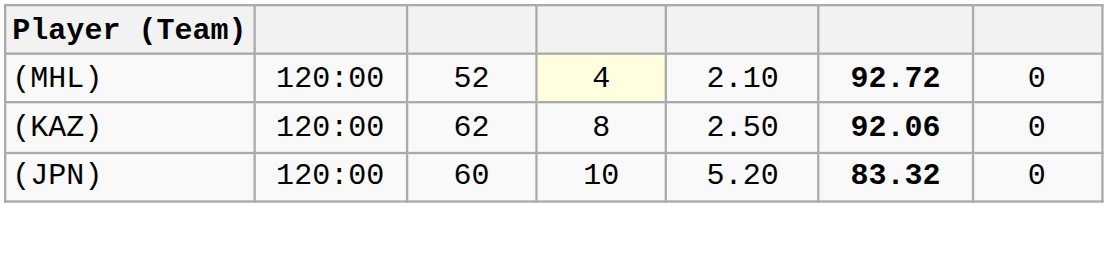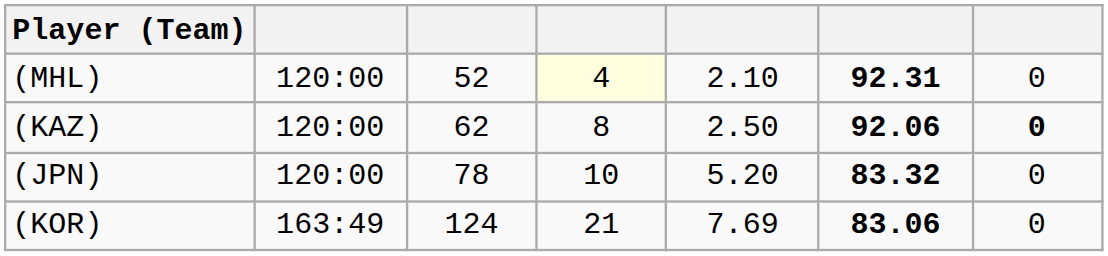(896, 79) 92.72 -> (896, 79) 92.31
(1037, 128) normal -> (1037, 128) bold
(472, 176) 60 -> (472, 176) 78
+ row: (57, 225)
